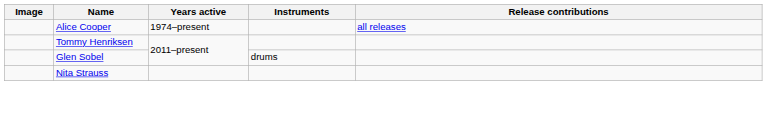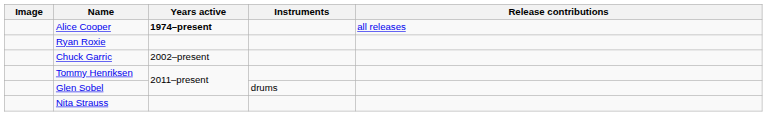(180, 27) normal -> (181, 27) bold
+ row: (81, 42)
+ row: (84, 57)
